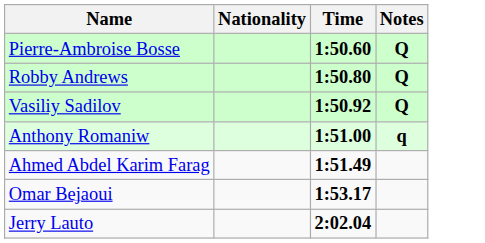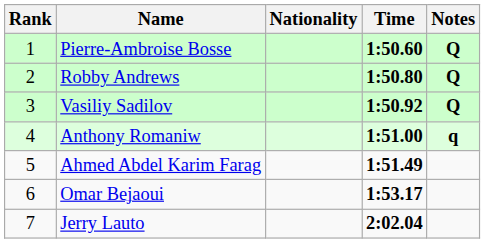+ column: (30, 19)
